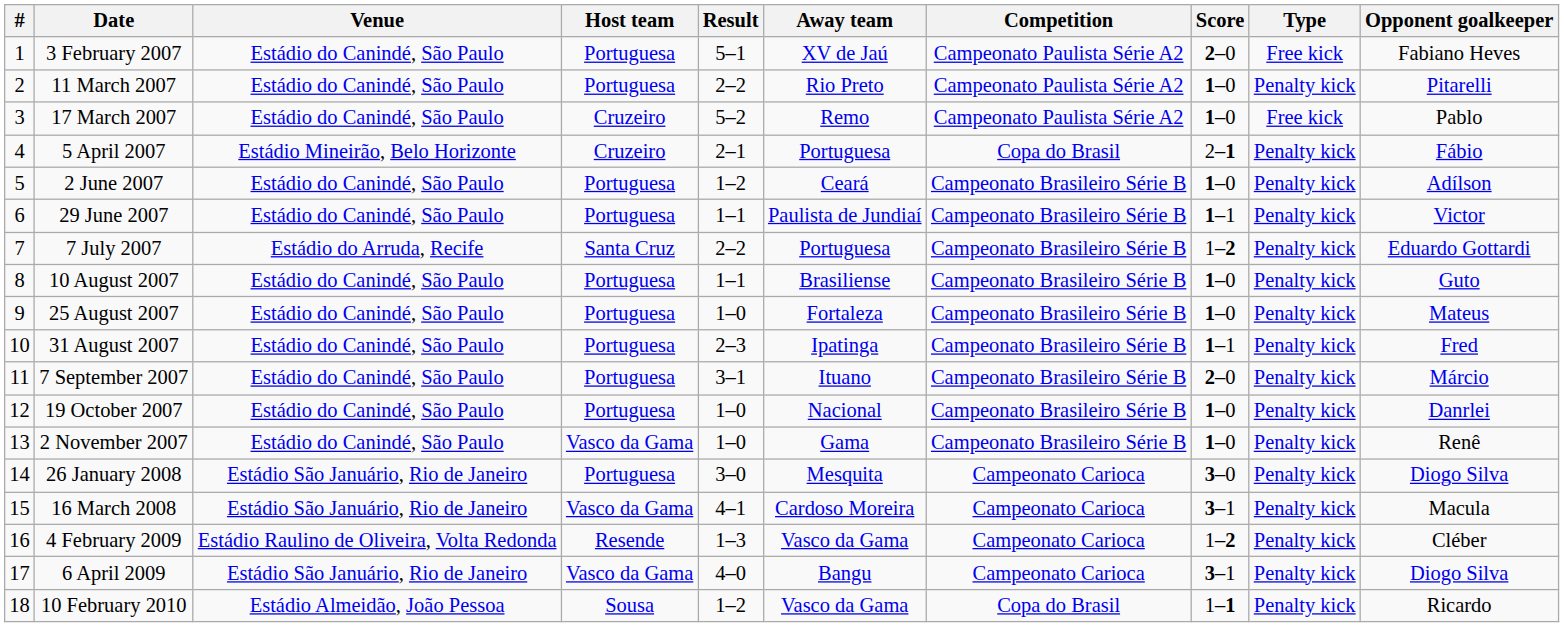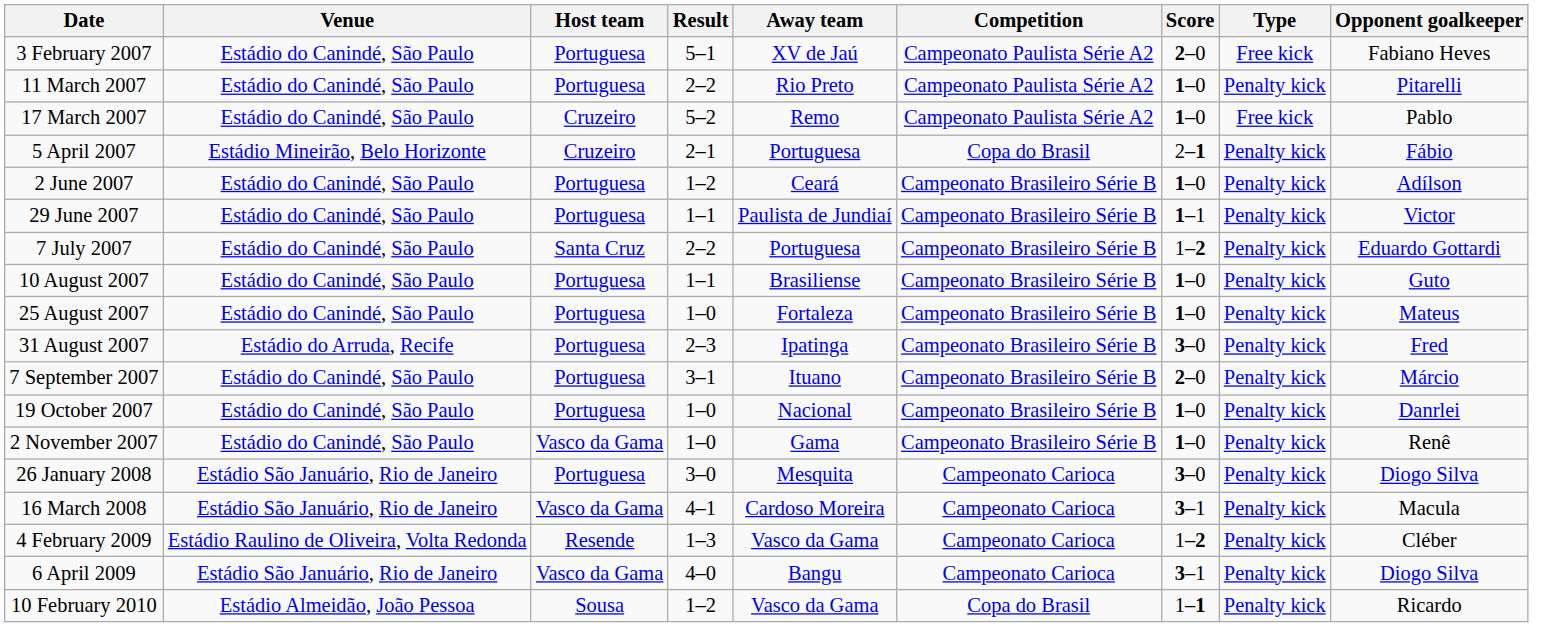- column: (20, 20)
(377, 248) Estádio do Arruda, Recife -> (347, 248) Estádio do Canindé, São Paulo
(377, 345) Estádio do Canindé, São Paulo -> (347, 345) Estádio do Arruda, Recife
(1220, 345) 1–1 -> (1190, 345) 3–0
